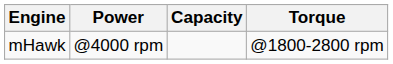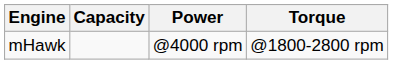columns swapped: (207, 18) <-> (118, 18)
